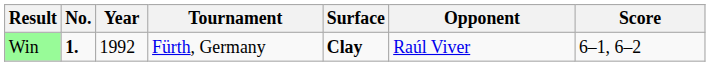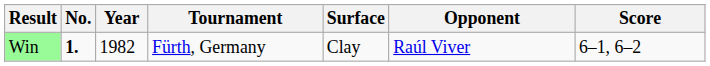(117, 46) 1992 -> (117, 46) 1982
(345, 46) bold -> (344, 46) normal
